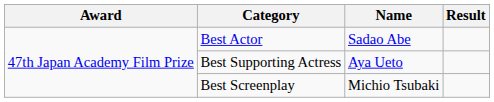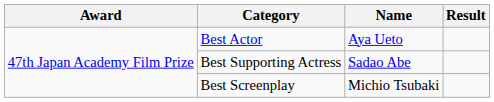(379, 39) Sadao Abe -> (375, 39) Aya Ueto
(375, 62) Aya Ueto -> (379, 62) Sadao Abe
